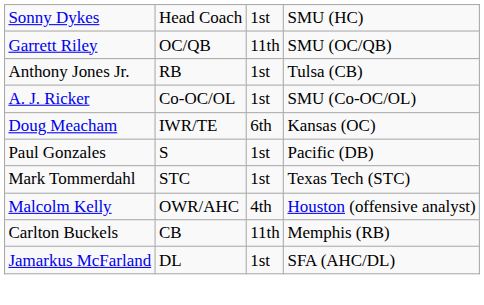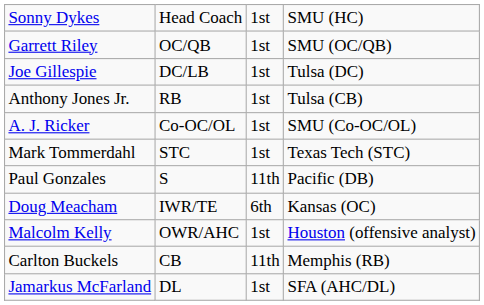(265, 44) 11th -> (260, 44) 1st
+ row: (52, 71)
rows swapped: (72, 179) <-> (63, 125)
(260, 152) 1st -> (265, 179) 11th
(261, 206) 4th -> (260, 233) 1st
